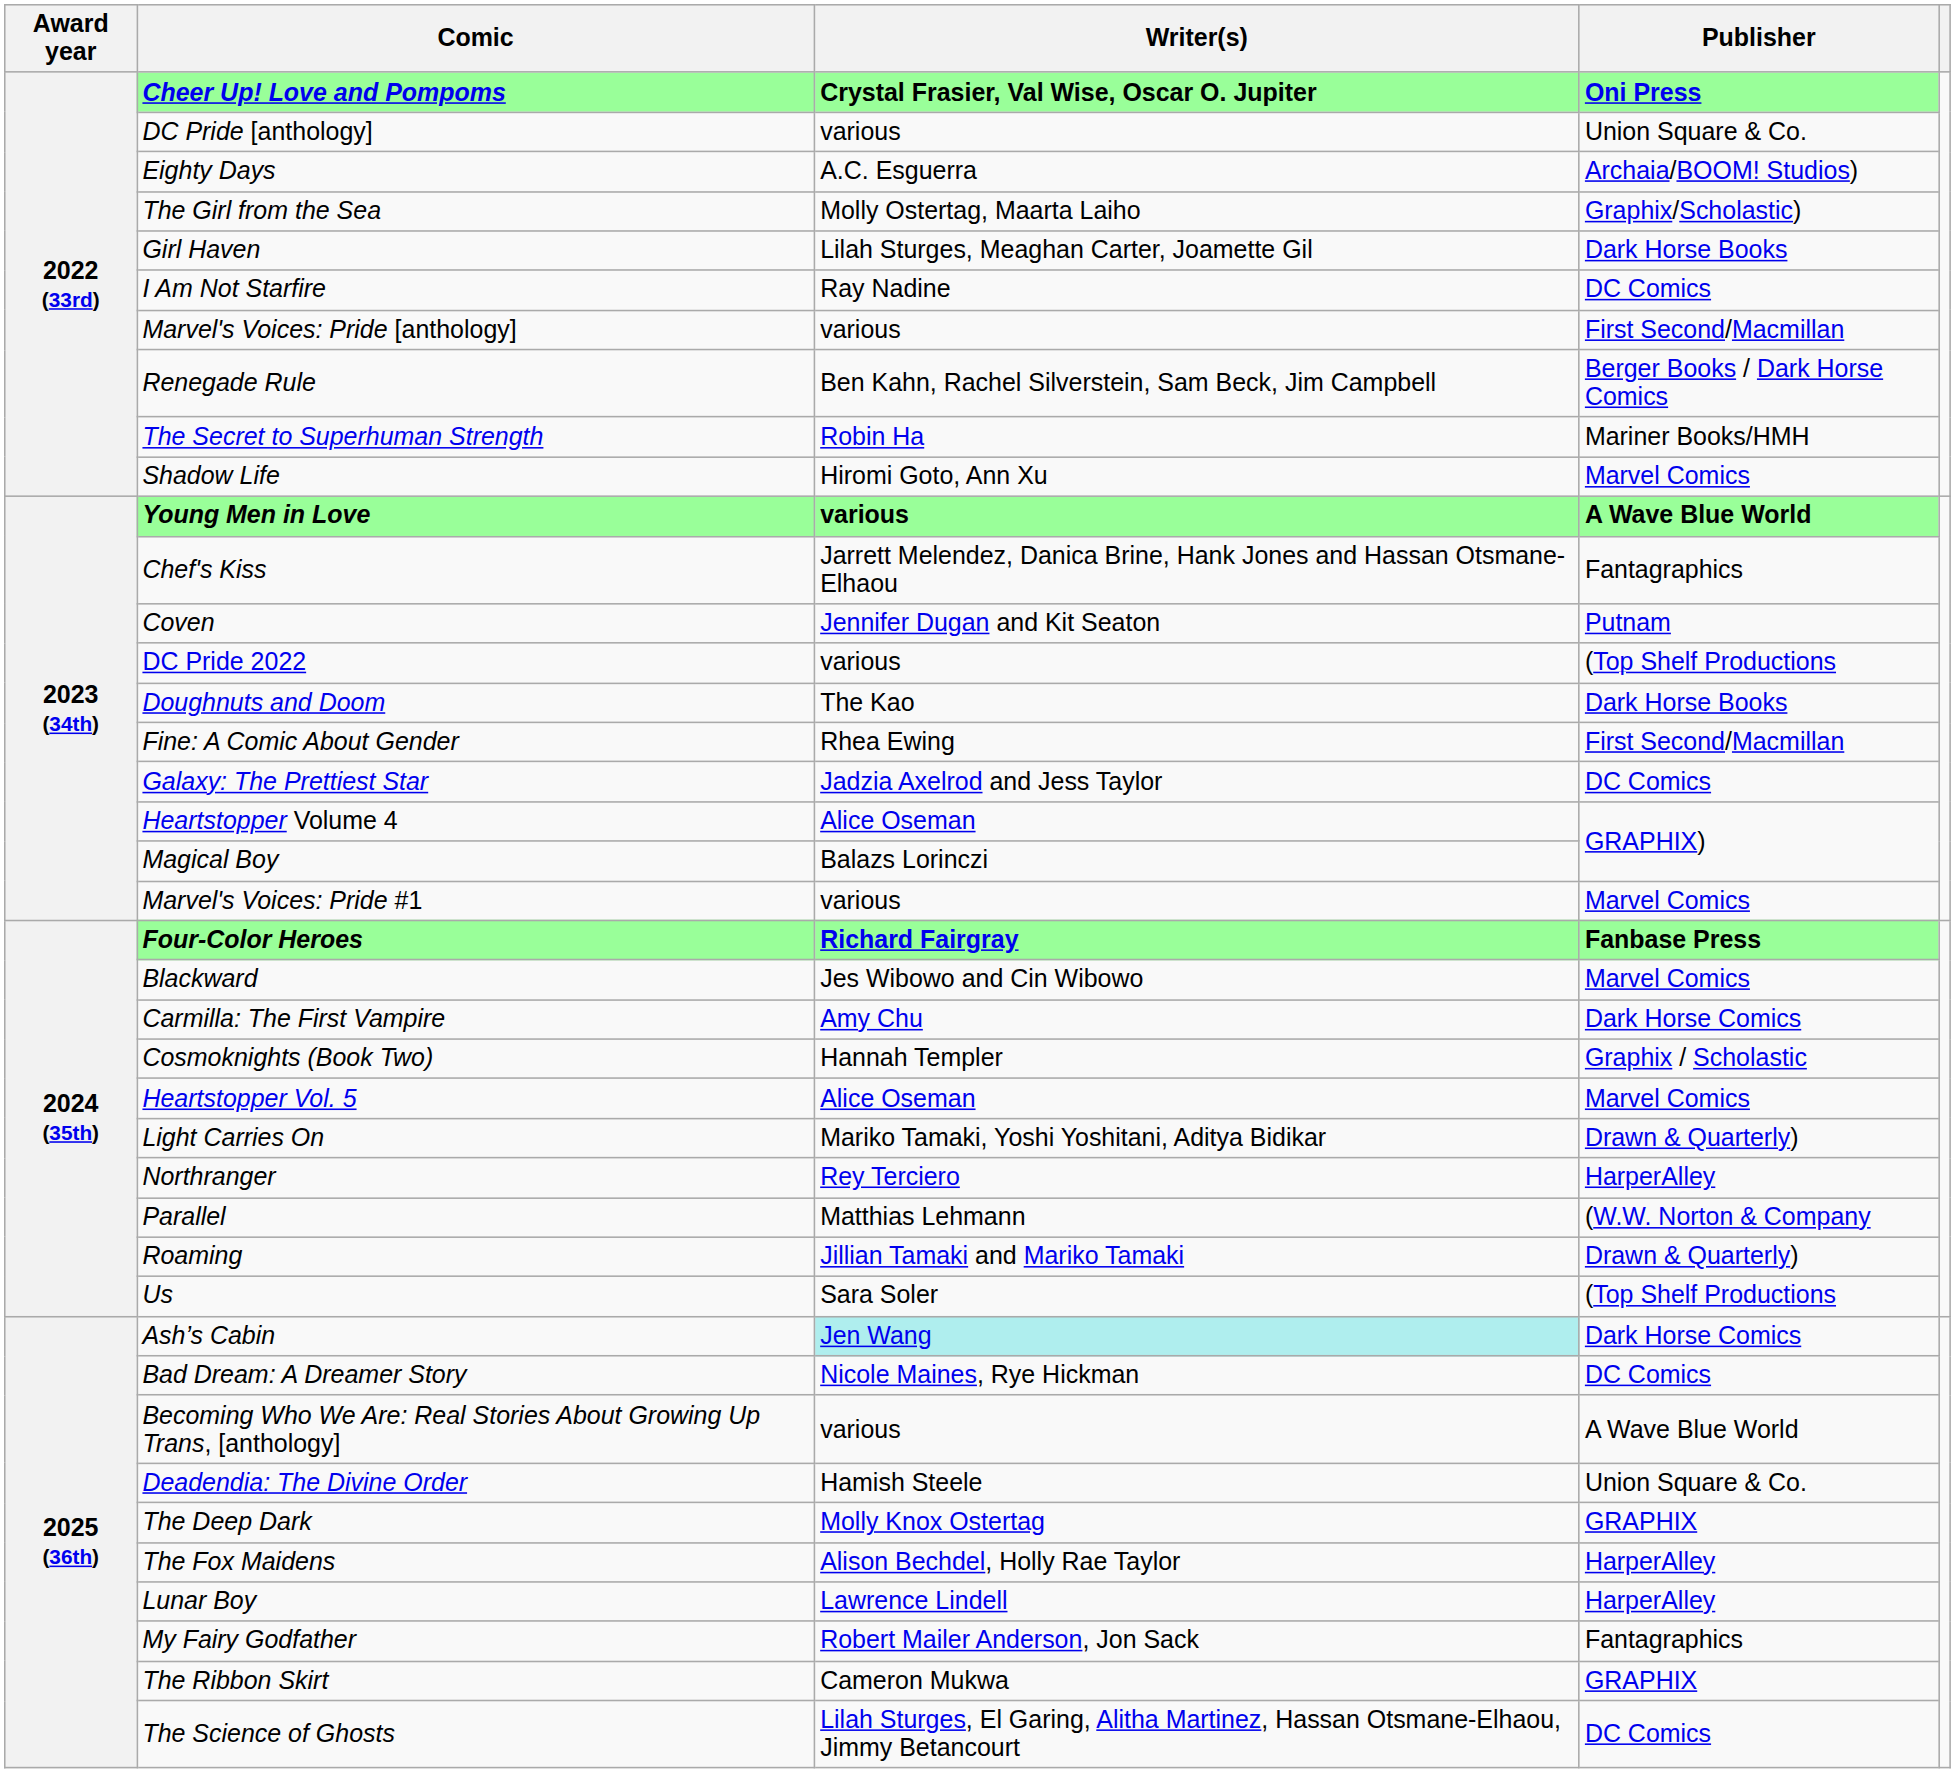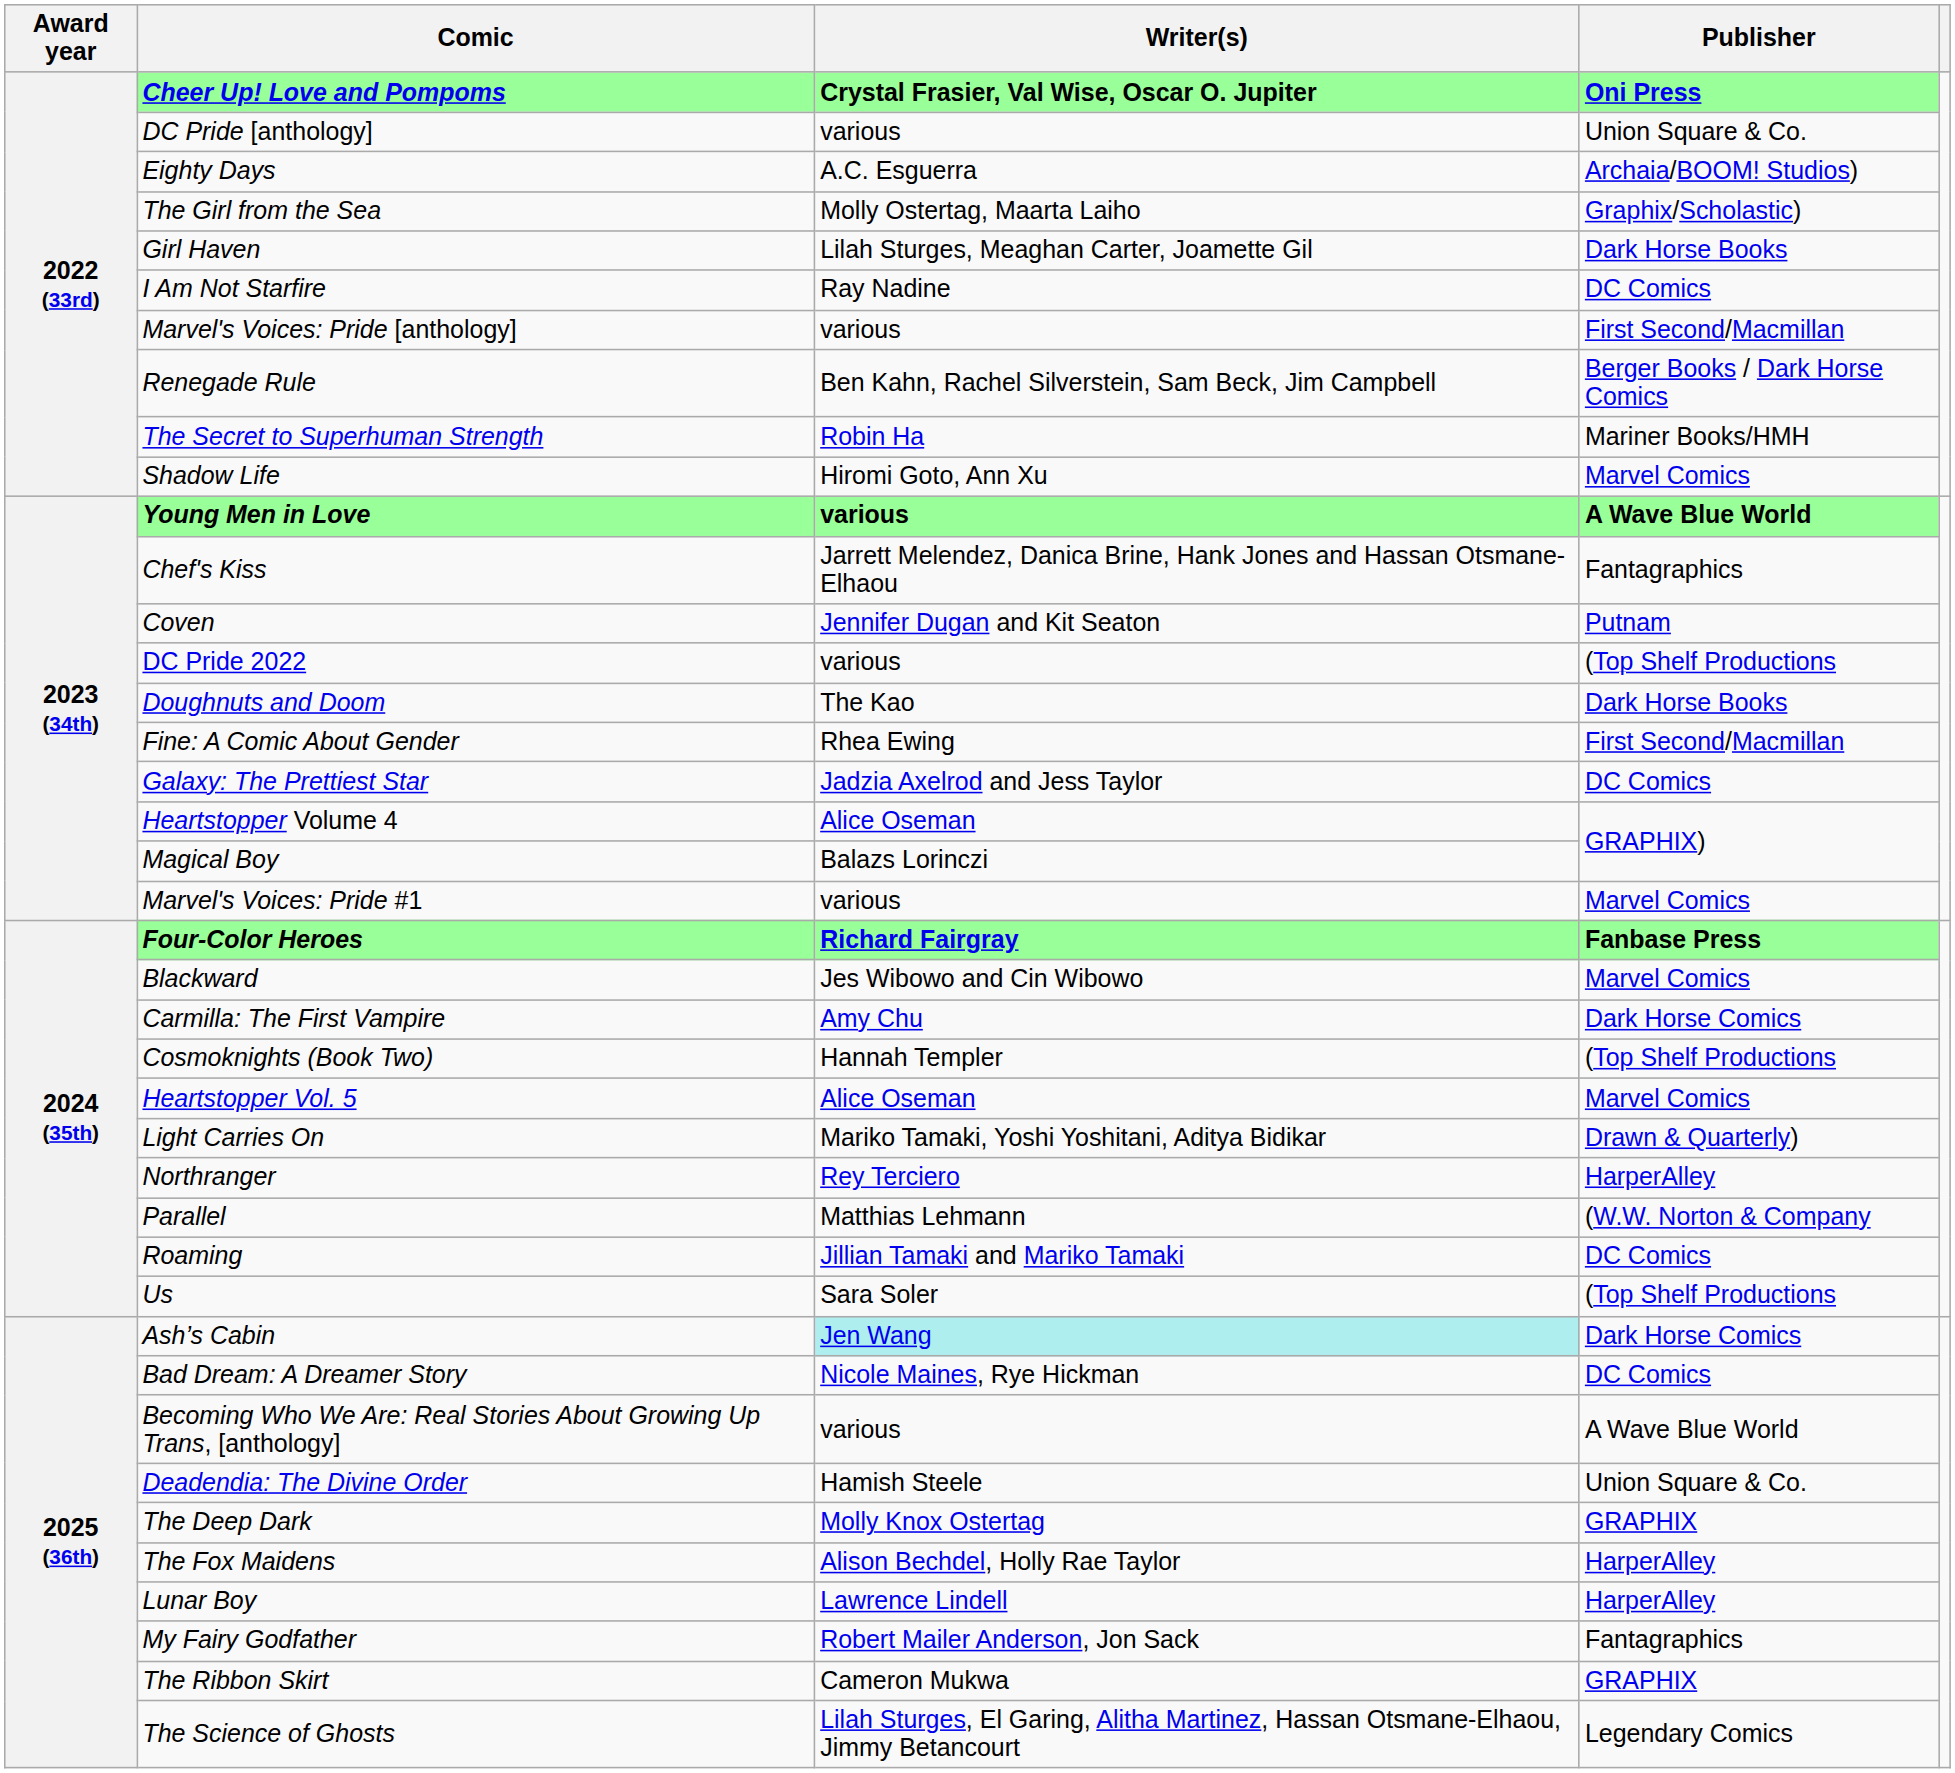(1696, 1058) Graphix / Scholastic -> (1710, 1058) (Top Shelf Productions
(1692, 1256) Drawn & Quarterly) -> (1648, 1256) DC Comics
(1648, 1734) DC Comics -> (1689, 1734) Legendary Comics
